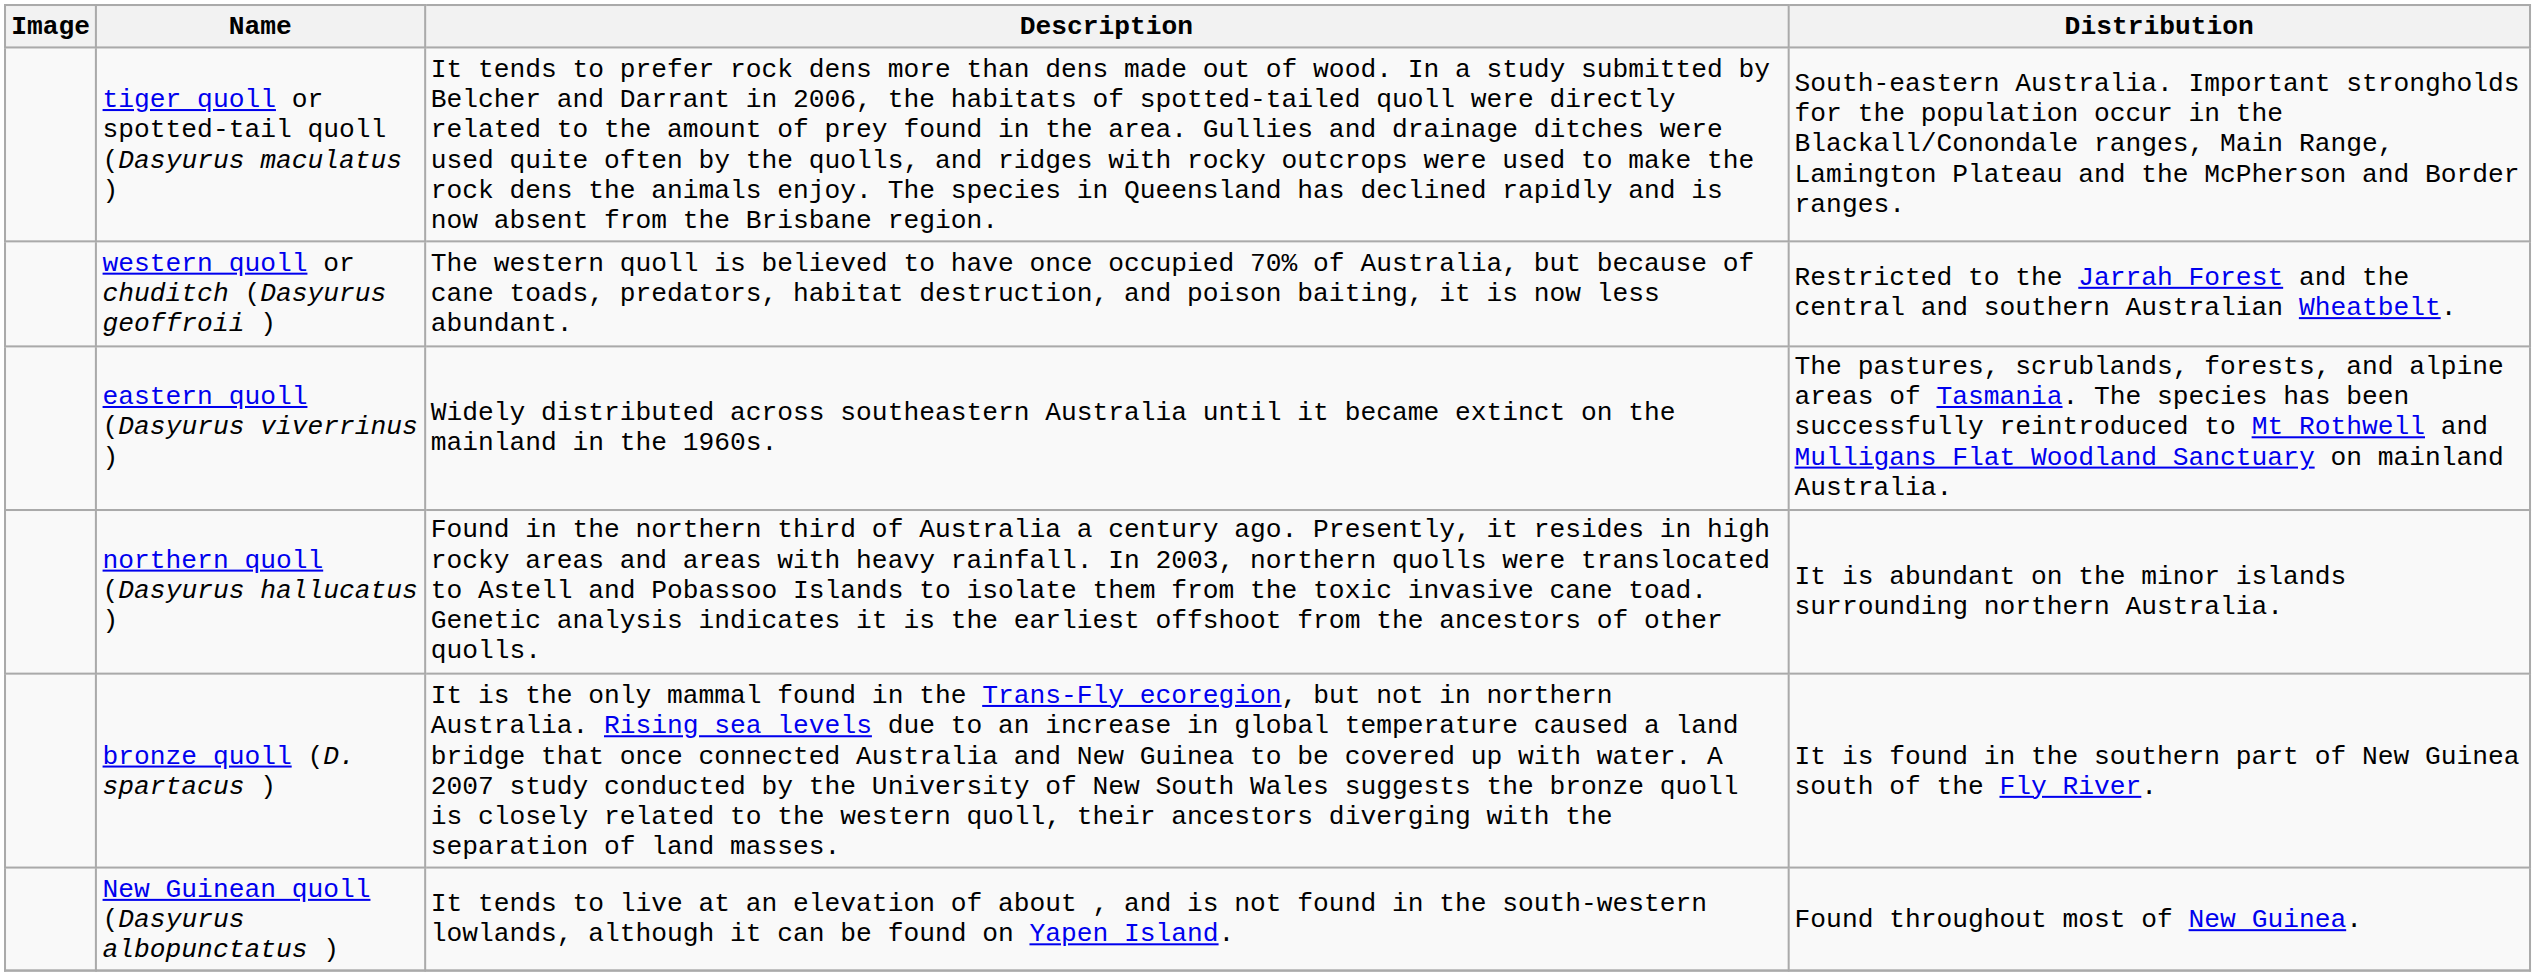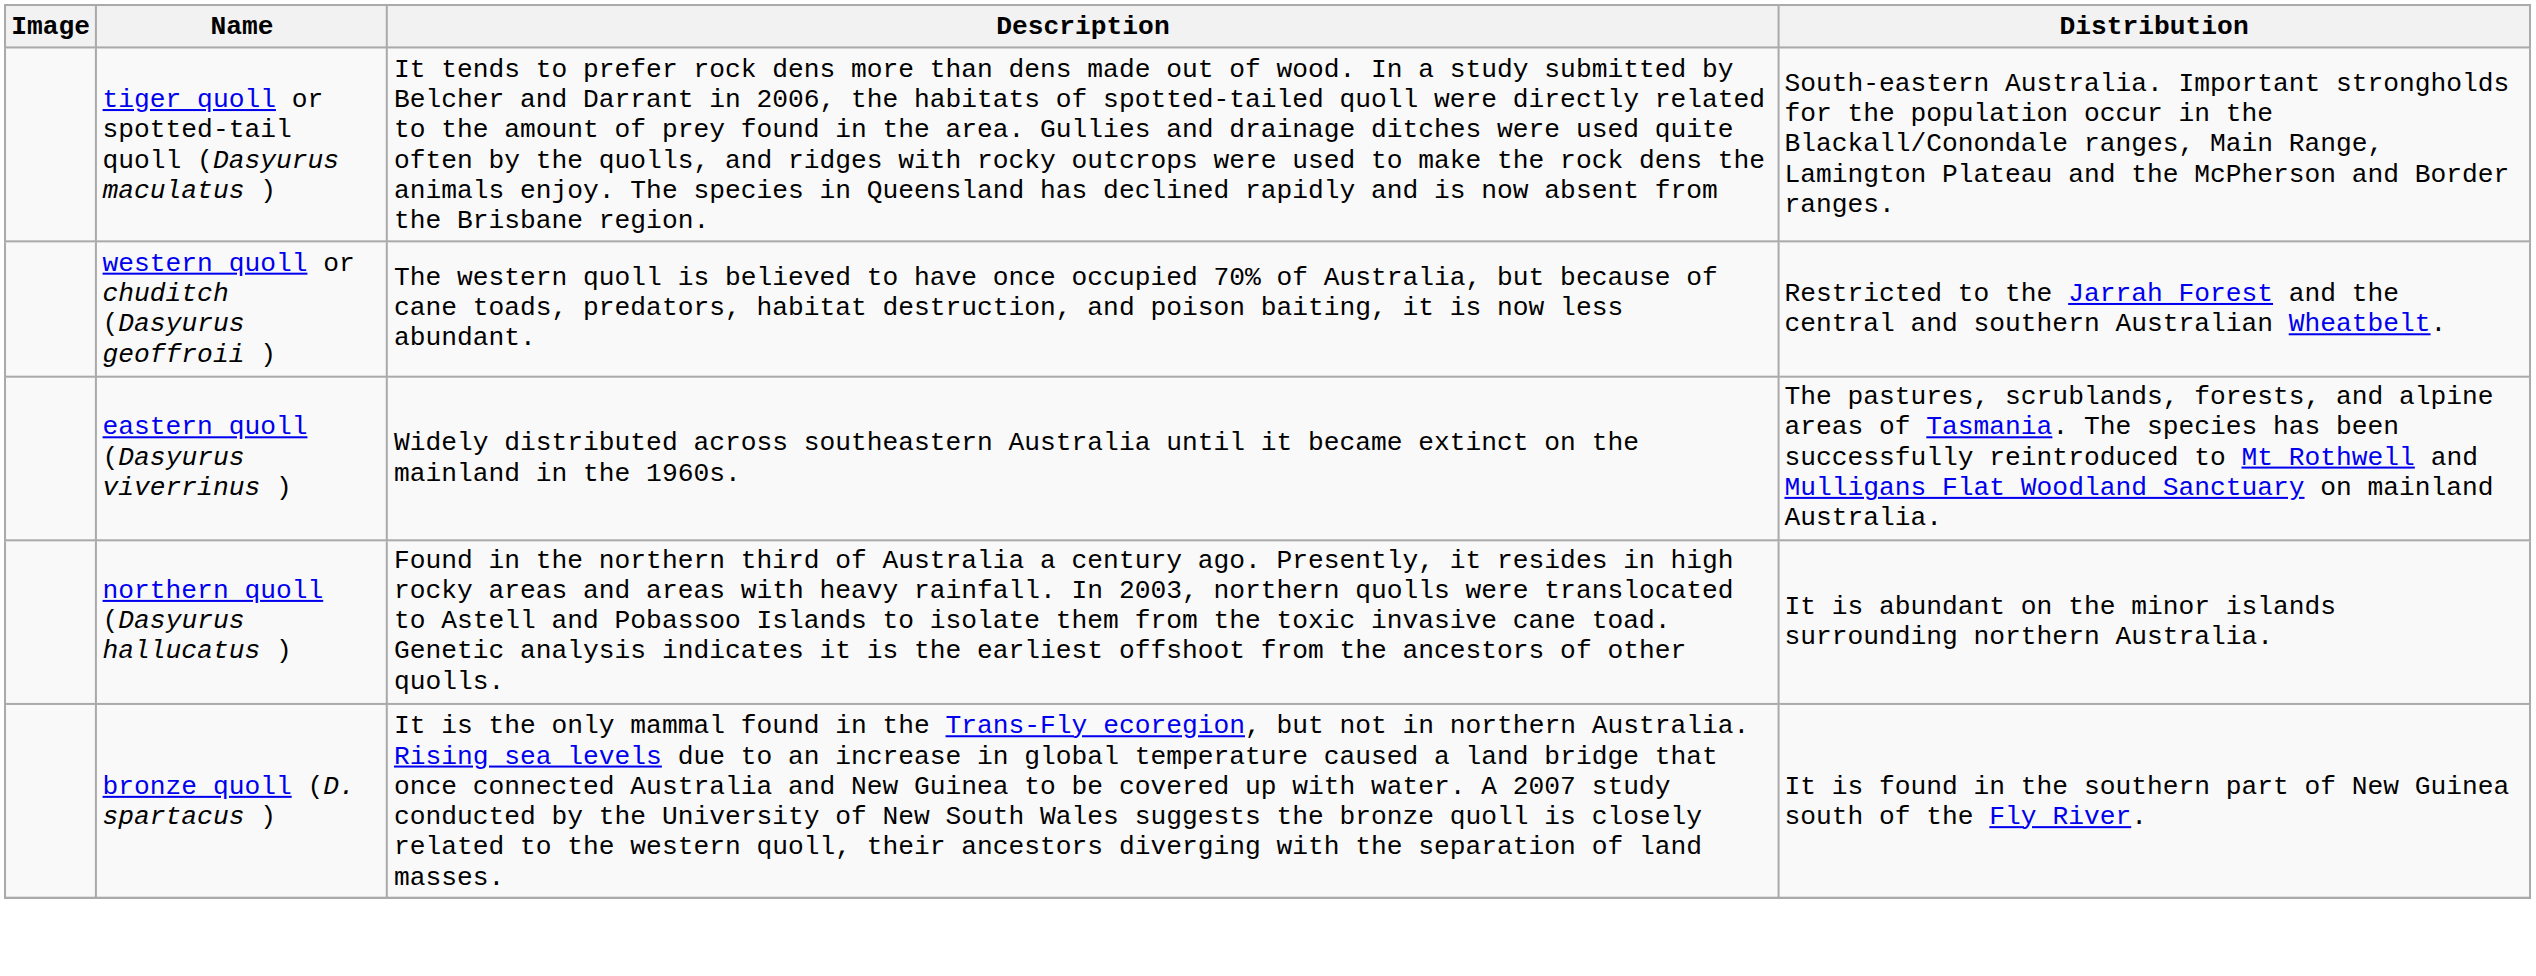- row: (237, 920)
